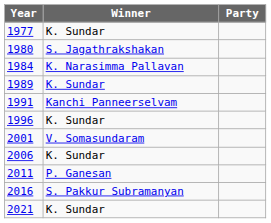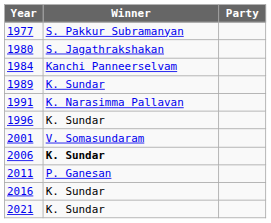(75, 31) K. Sundar -> (115, 31) S. Pakkur Subramanyan
(115, 67) K. Narasimma Pallavan -> (111, 67) Kanchi Panneerselvam
(111, 102) Kanchi Panneerselvam -> (115, 102) K. Narasimma Pallavan
(75, 156) normal -> (75, 156) bold
(115, 191) S. Pakkur Subramanyan -> (75, 191) K. Sundar
